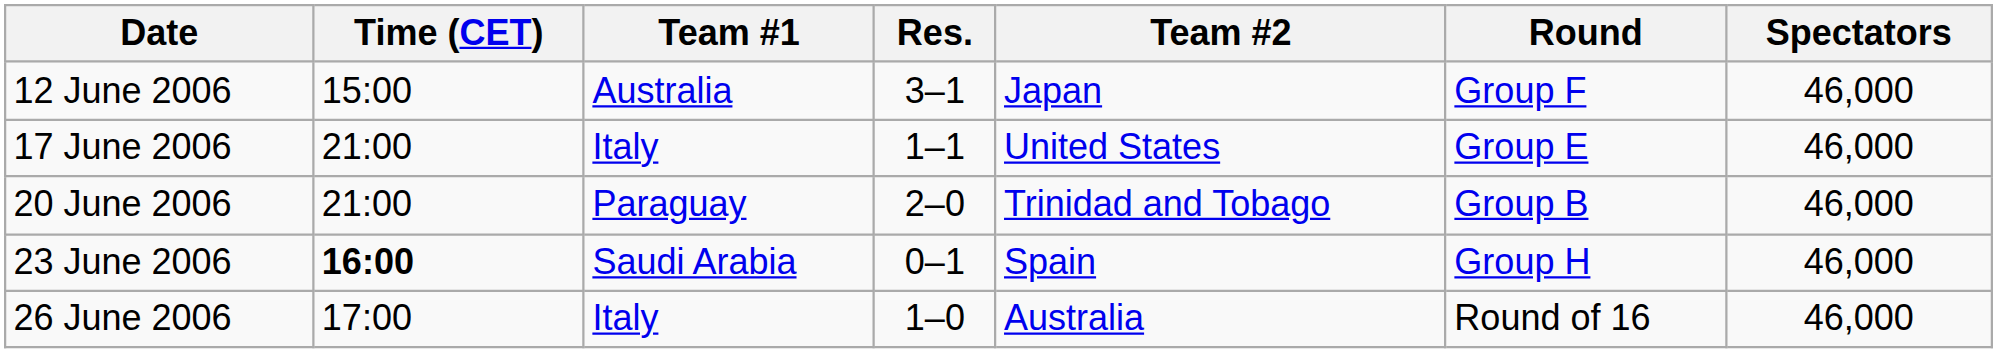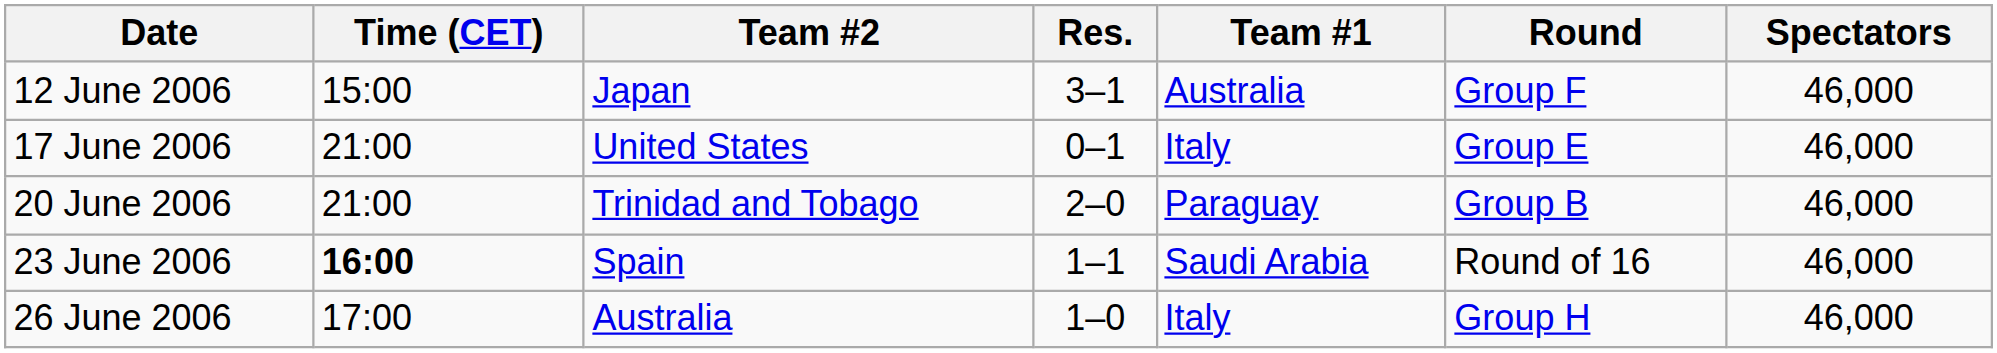columns swapped: (729, 33) <-> (1221, 33)
(935, 147) 1–1 -> (1095, 147) 0–1
(935, 261) 0–1 -> (1095, 261) 1–1
(1522, 261) Group H -> (1552, 261) Round of 16
(1552, 318) Round of 16 -> (1522, 318) Group H
